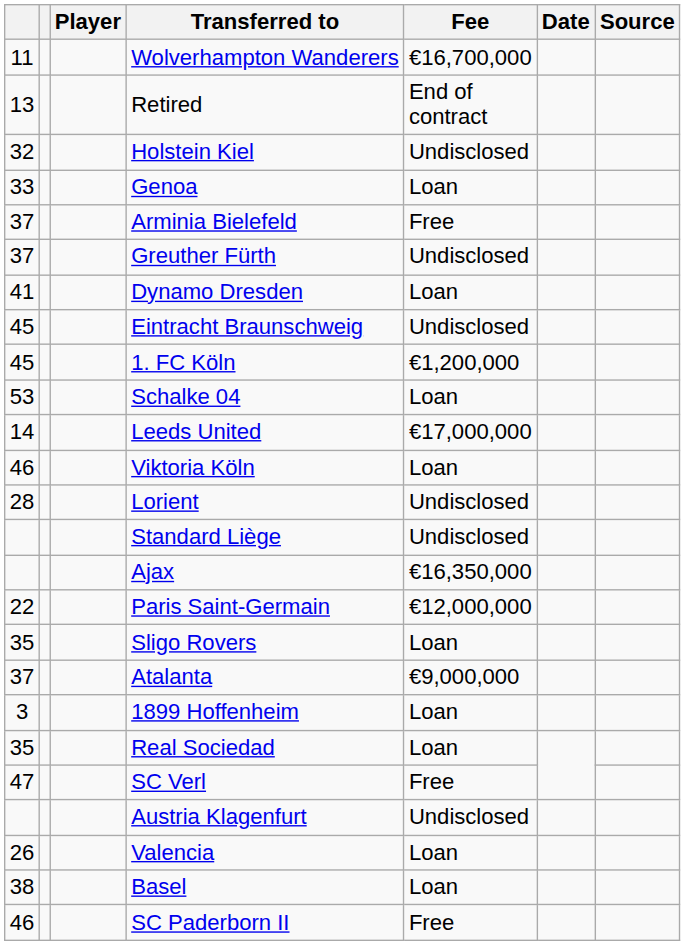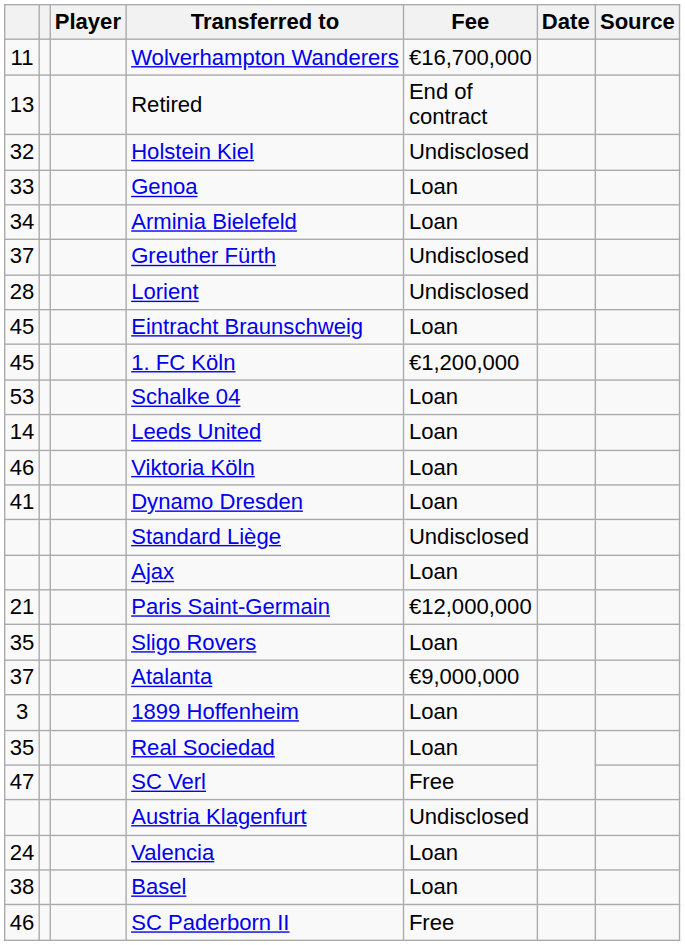(22, 221) 37 -> (22, 221) 34
(432, 221) Free -> (433, 221) Loan
rows swapped: (217, 291) <-> (165, 502)
(469, 326) Undisclosed -> (433, 326) Loan
(470, 432) €17,000,000 -> (433, 432) Loan
(470, 572) €16,350,000 -> (433, 572) Loan
(22, 607) 22 -> (22, 607) 21
(22, 852) 26 -> (22, 852) 24
